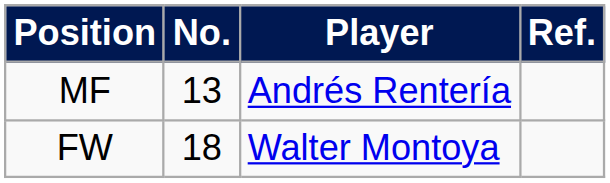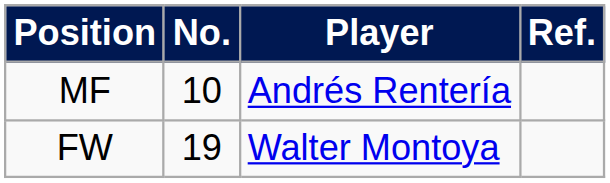(202, 90) 13 -> (202, 90) 10
(202, 147) 18 -> (202, 147) 19
